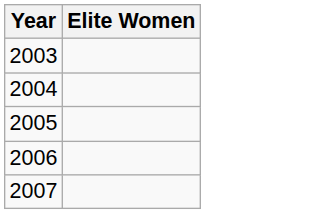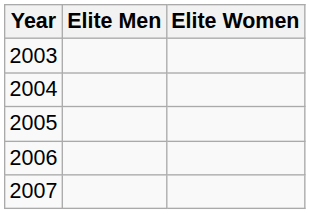+ column: (114, 21)
